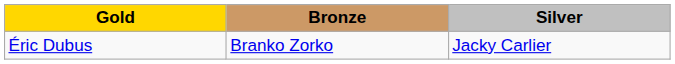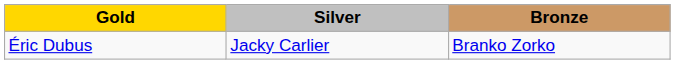columns swapped: (559, 18) <-> (337, 18)
